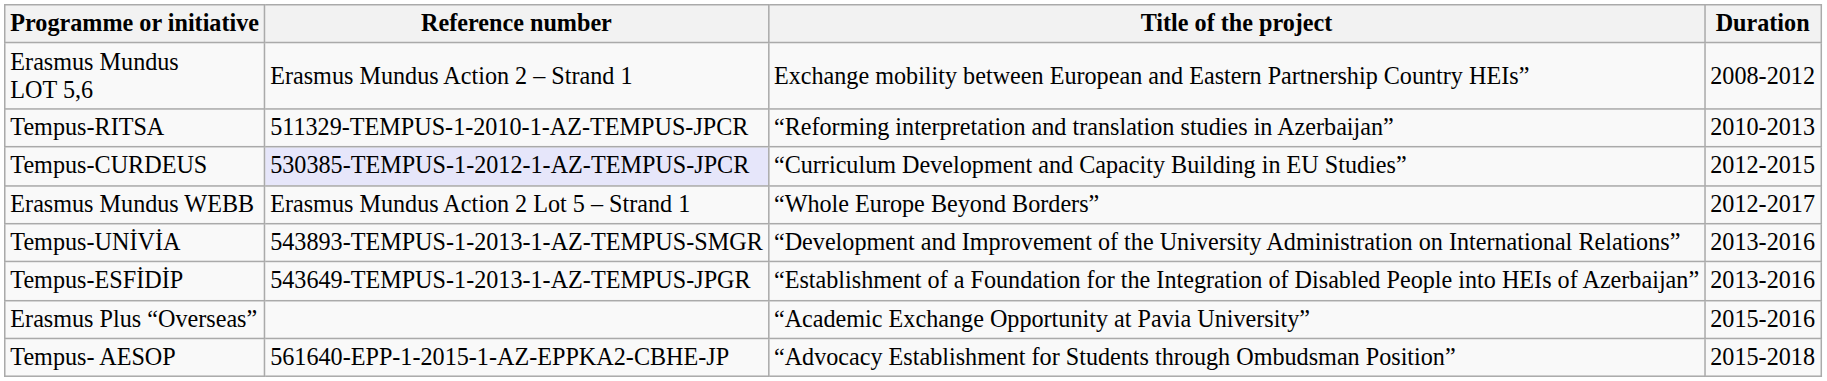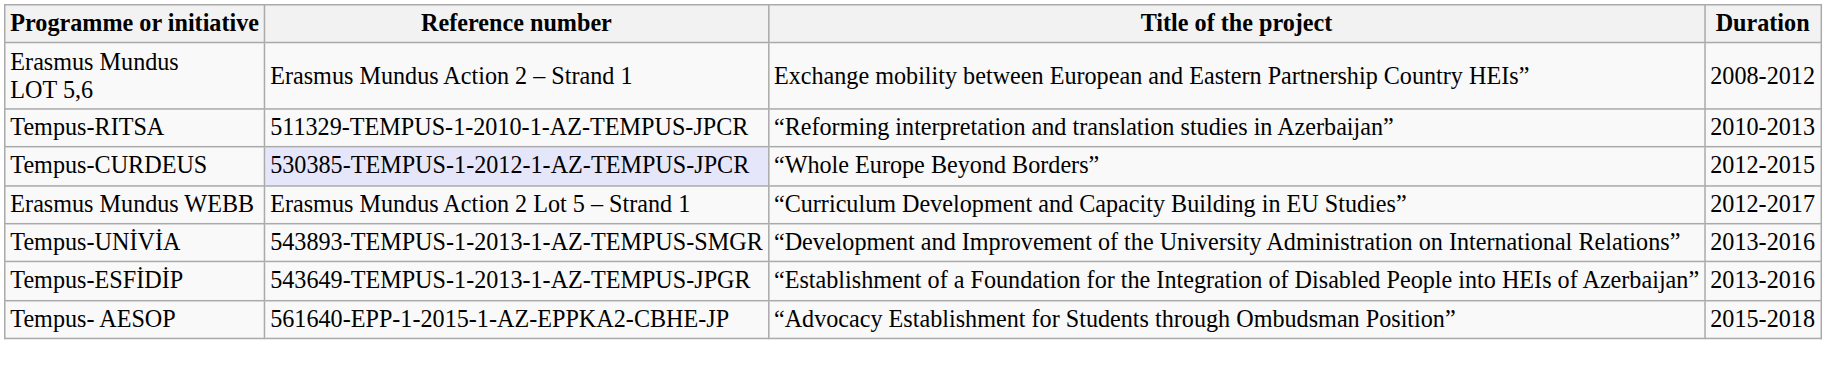(1090, 165) “Curriculum Development and Capacity Building in EU Studies” -> (937, 165) “Whole Europe Beyond Borders”
(937, 204) “Whole Europe Beyond Borders” -> (1090, 204) “Curriculum Development and Capacity Building in EU Studies”
- row: (134, 319)
